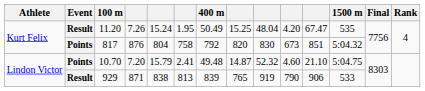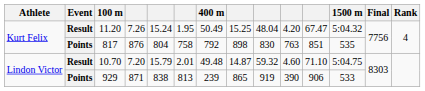(347, 29) 535 -> (347, 29) 5:04.32
(240, 45) 820 -> (240, 45) 898
(292, 45) 673 -> (292, 45) 763
(347, 45) 5:04.32 -> (347, 45) 535
(80, 62) Points -> (80, 62) Result
(185, 62) 2.41 -> (185, 62) 2.01
(267, 62) 52.32 -> (267, 62) 59.32
(316, 62) 21.10 -> (316, 62) 71.10
(80, 78) Result -> (80, 78) Points
(211, 78) 839 -> (211, 78) 239
(240, 78) 765 -> (240, 78) 865
(292, 78) 790 -> (292, 78) 390
